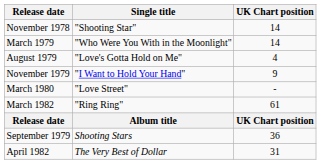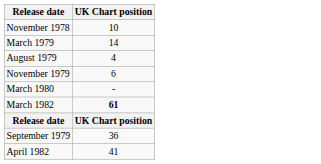- column: (153, 12)
(275, 27) 14 -> (114, 27) 10
(275, 74) 9 -> (114, 74) 6
(275, 105) normal -> (114, 105) bold
(275, 151) 31 -> (114, 151) 41
